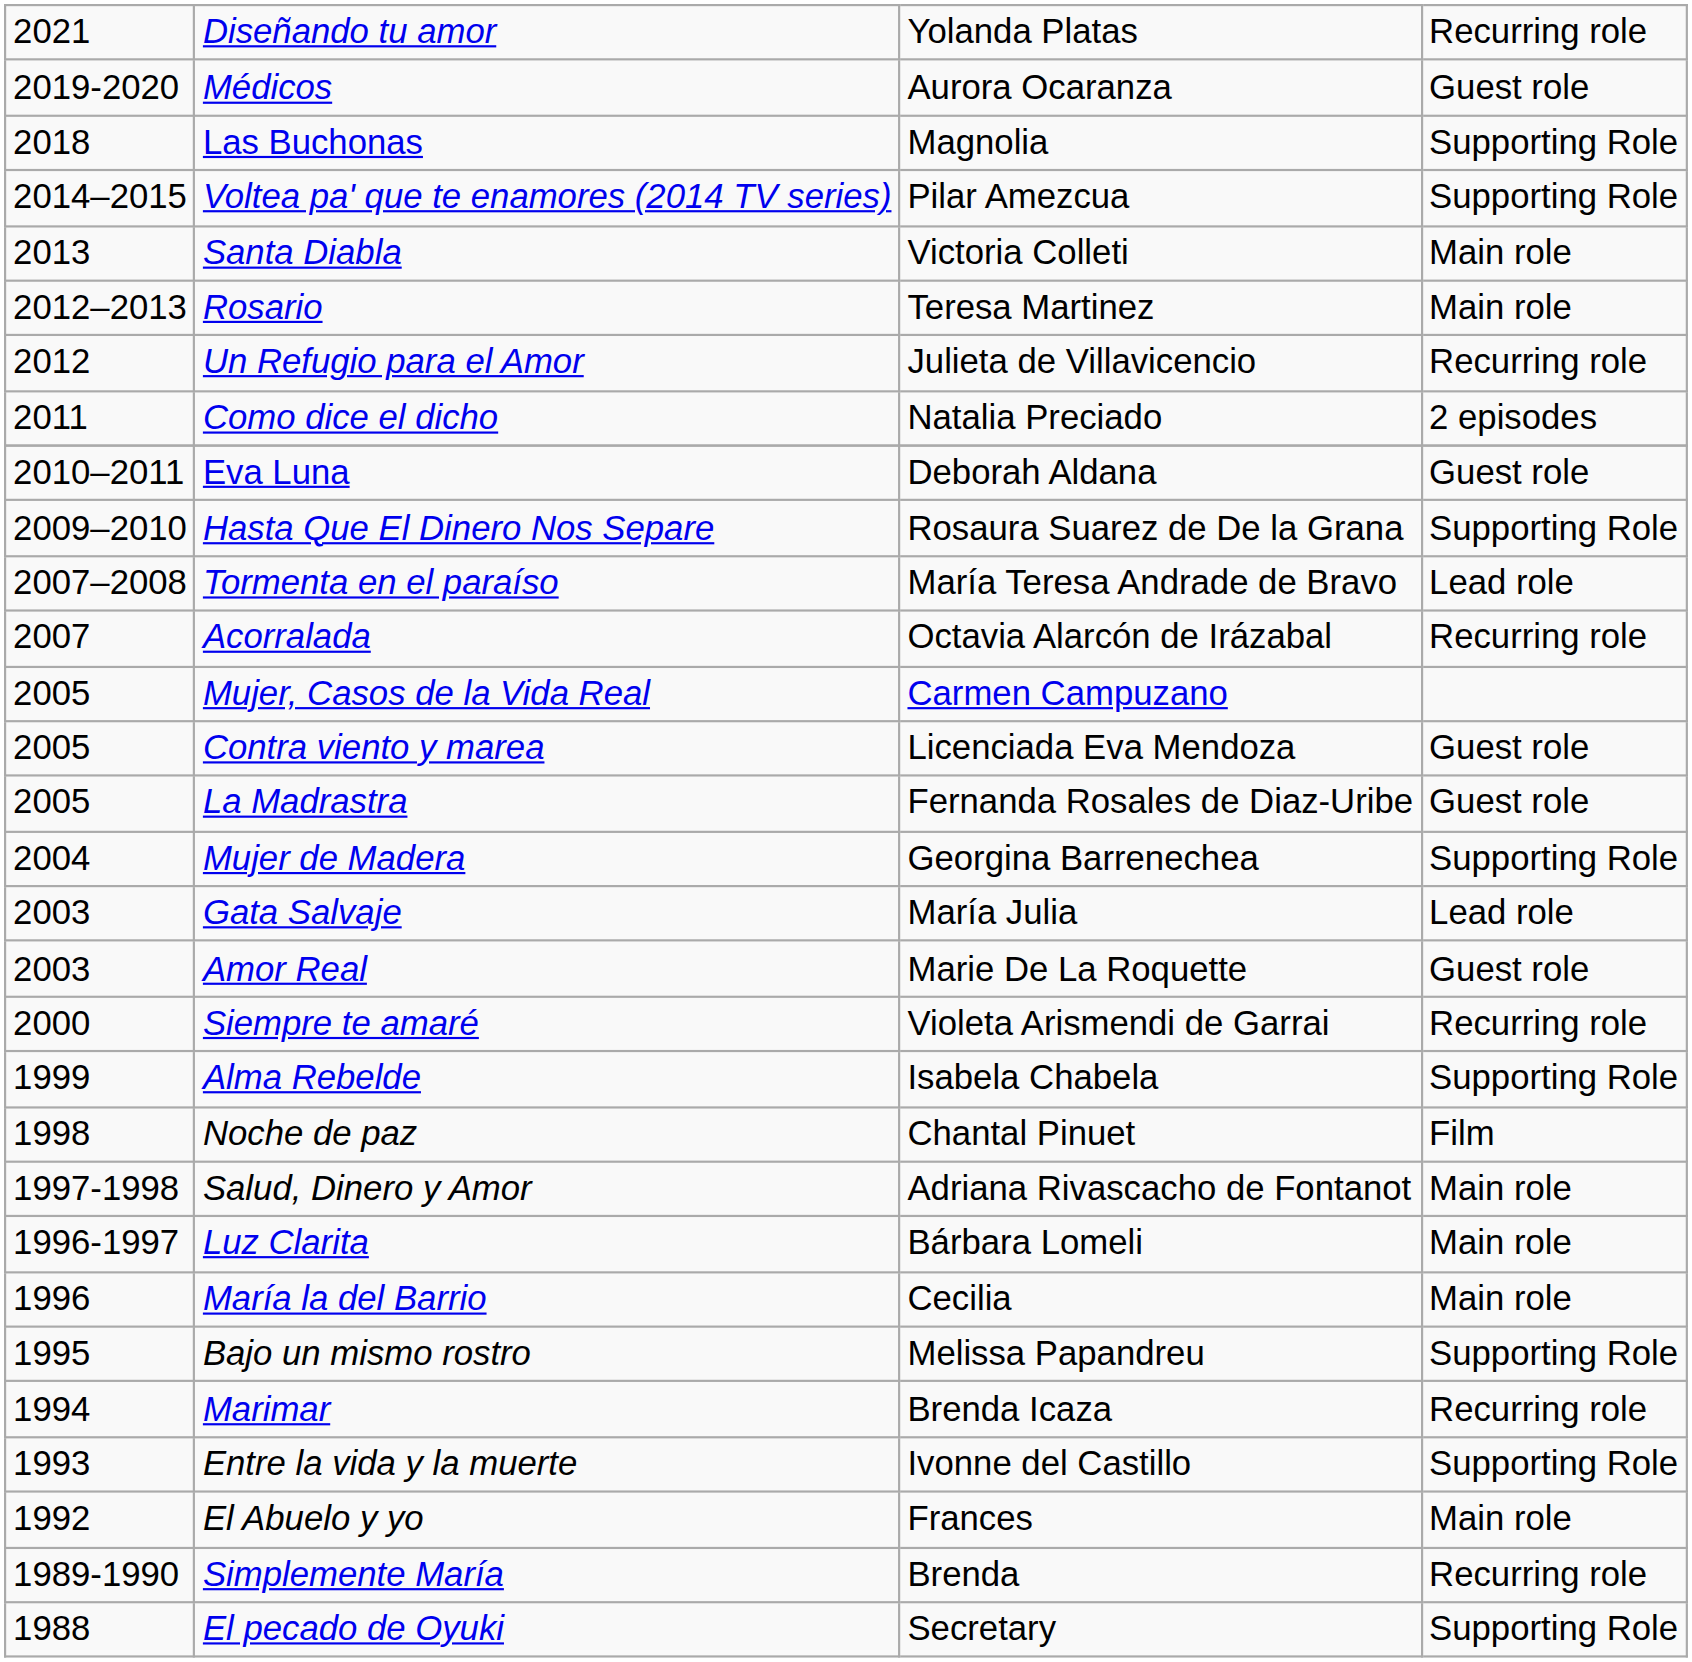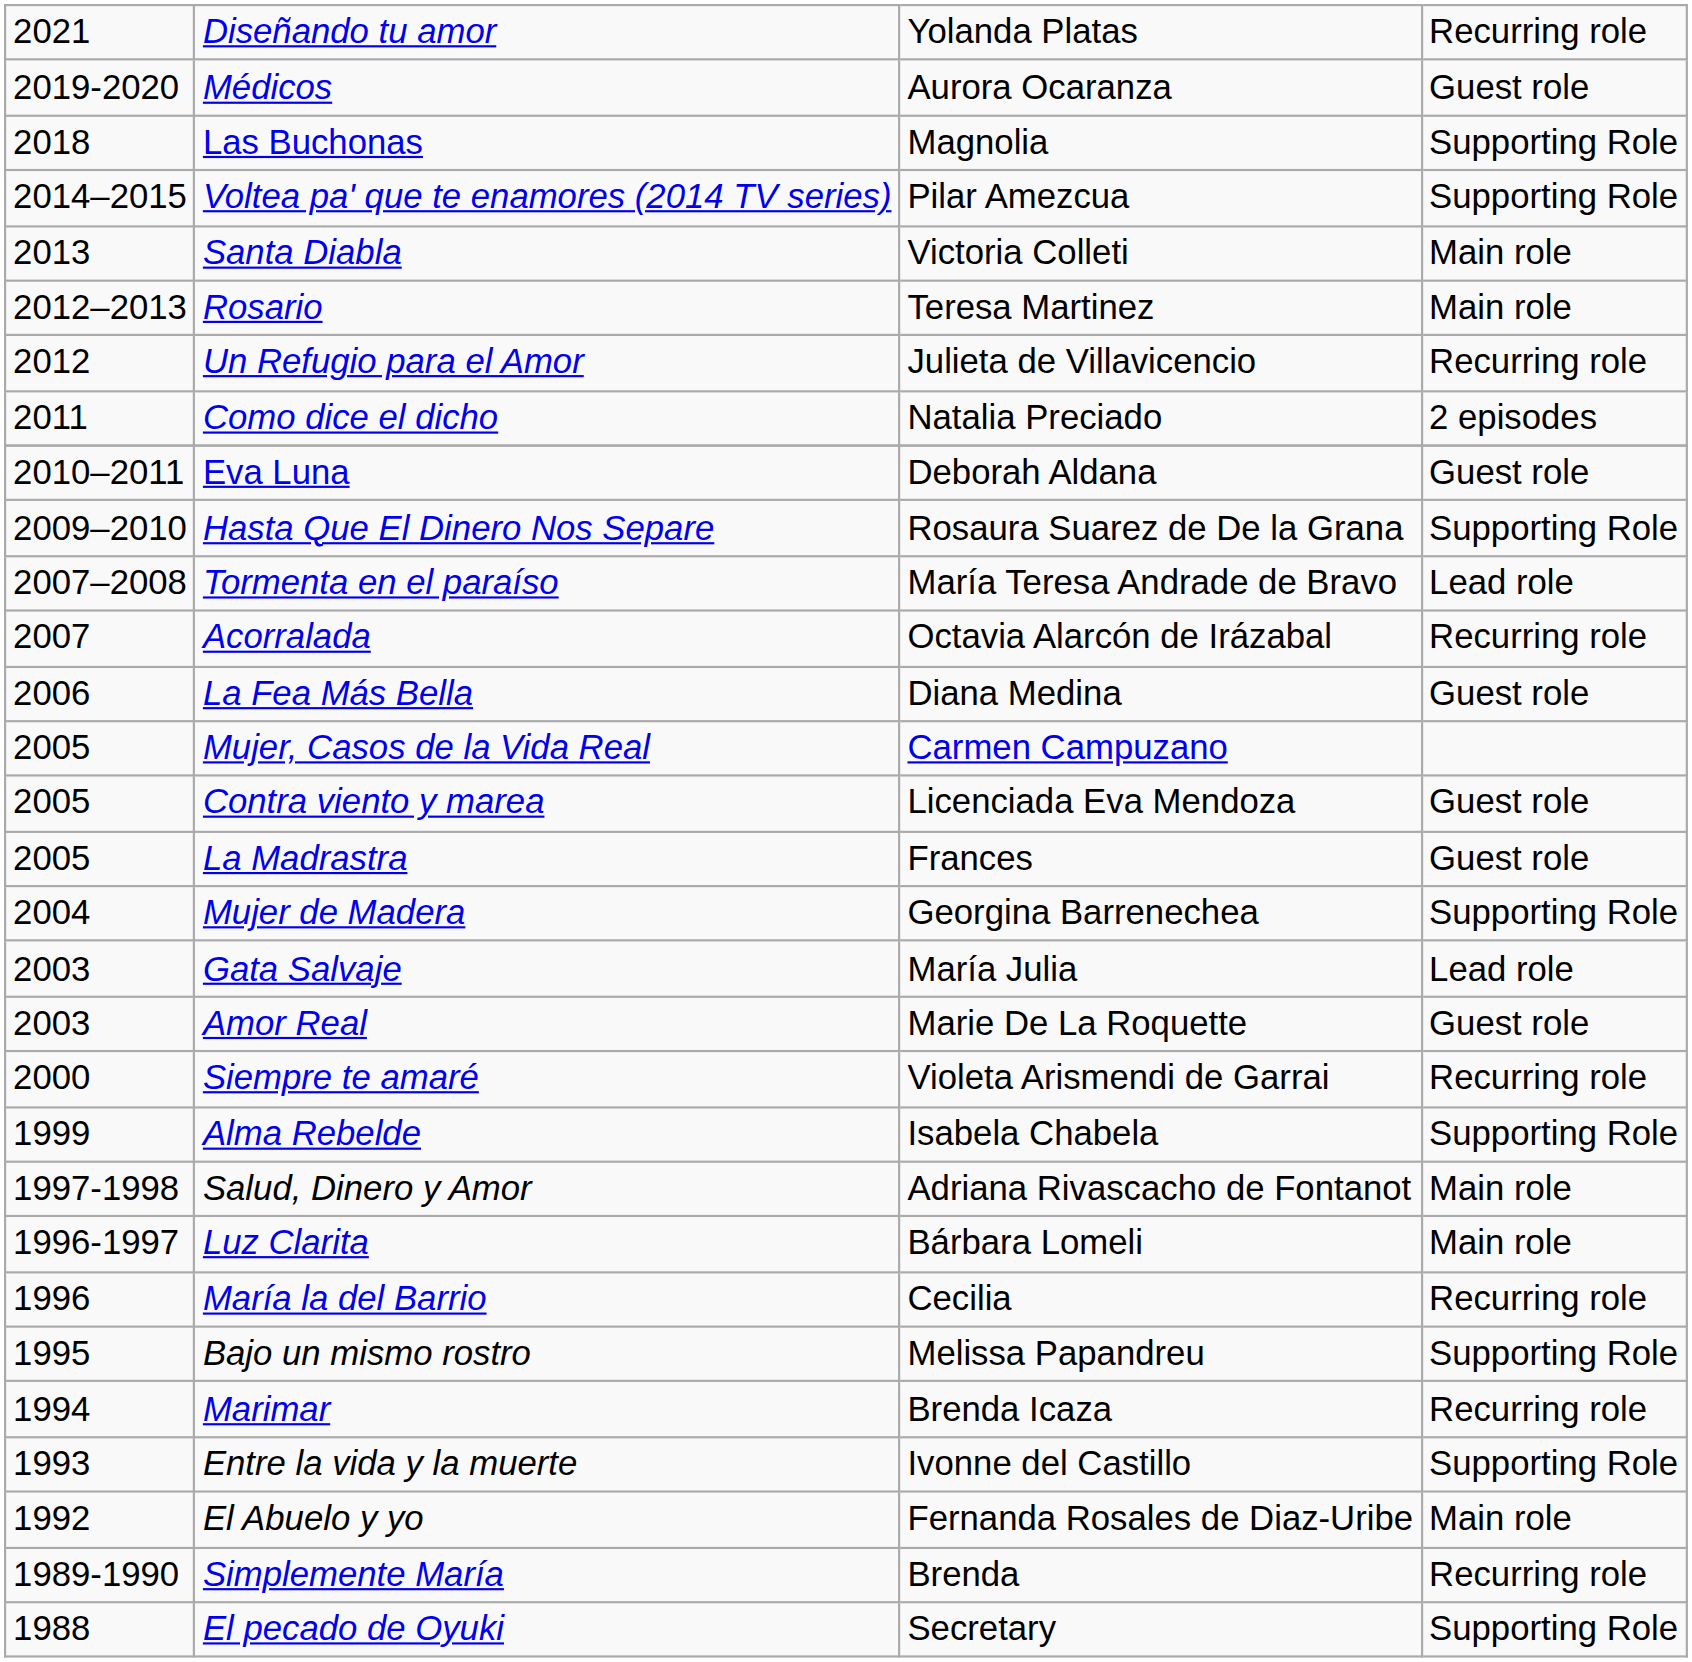+ row: (338, 692)
(1160, 802) Fernanda Rosales de Diaz-Uribe -> (970, 857) Frances
- row: (310, 1133)
(1500, 1298) Main role -> (1538, 1298) Recurring role
(970, 1518) Frances -> (1160, 1518) Fernanda Rosales de Diaz-Uribe
